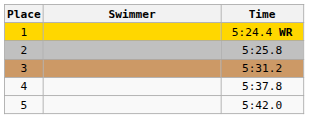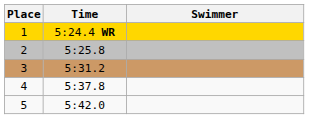columns swapped: (132, 14) <-> (262, 14)
